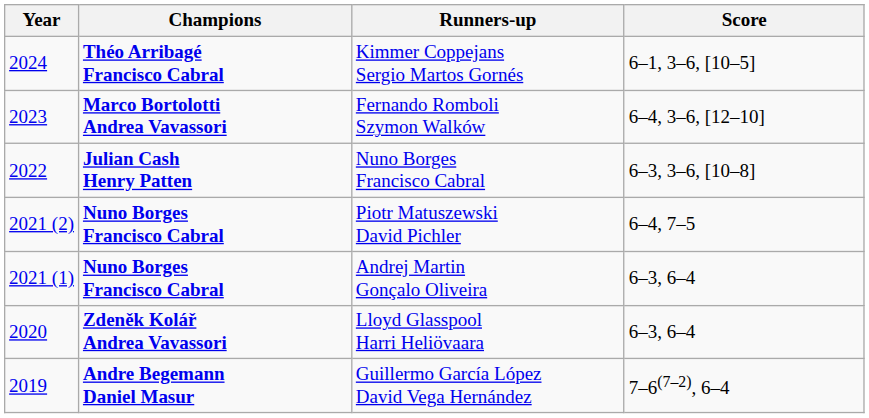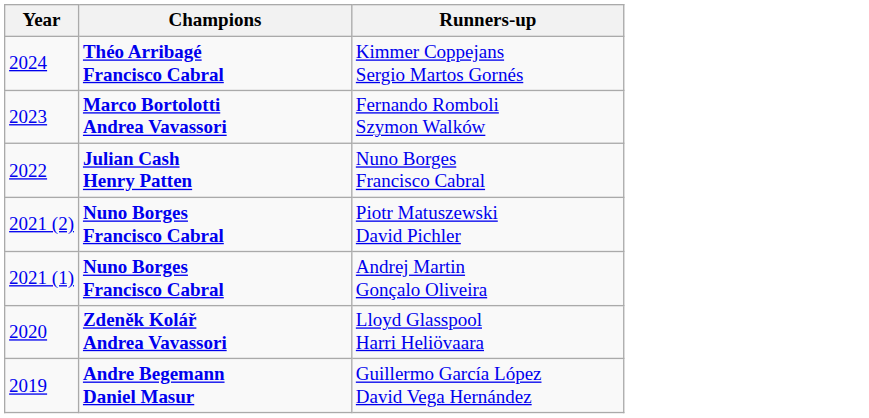- column: (744, 20)
